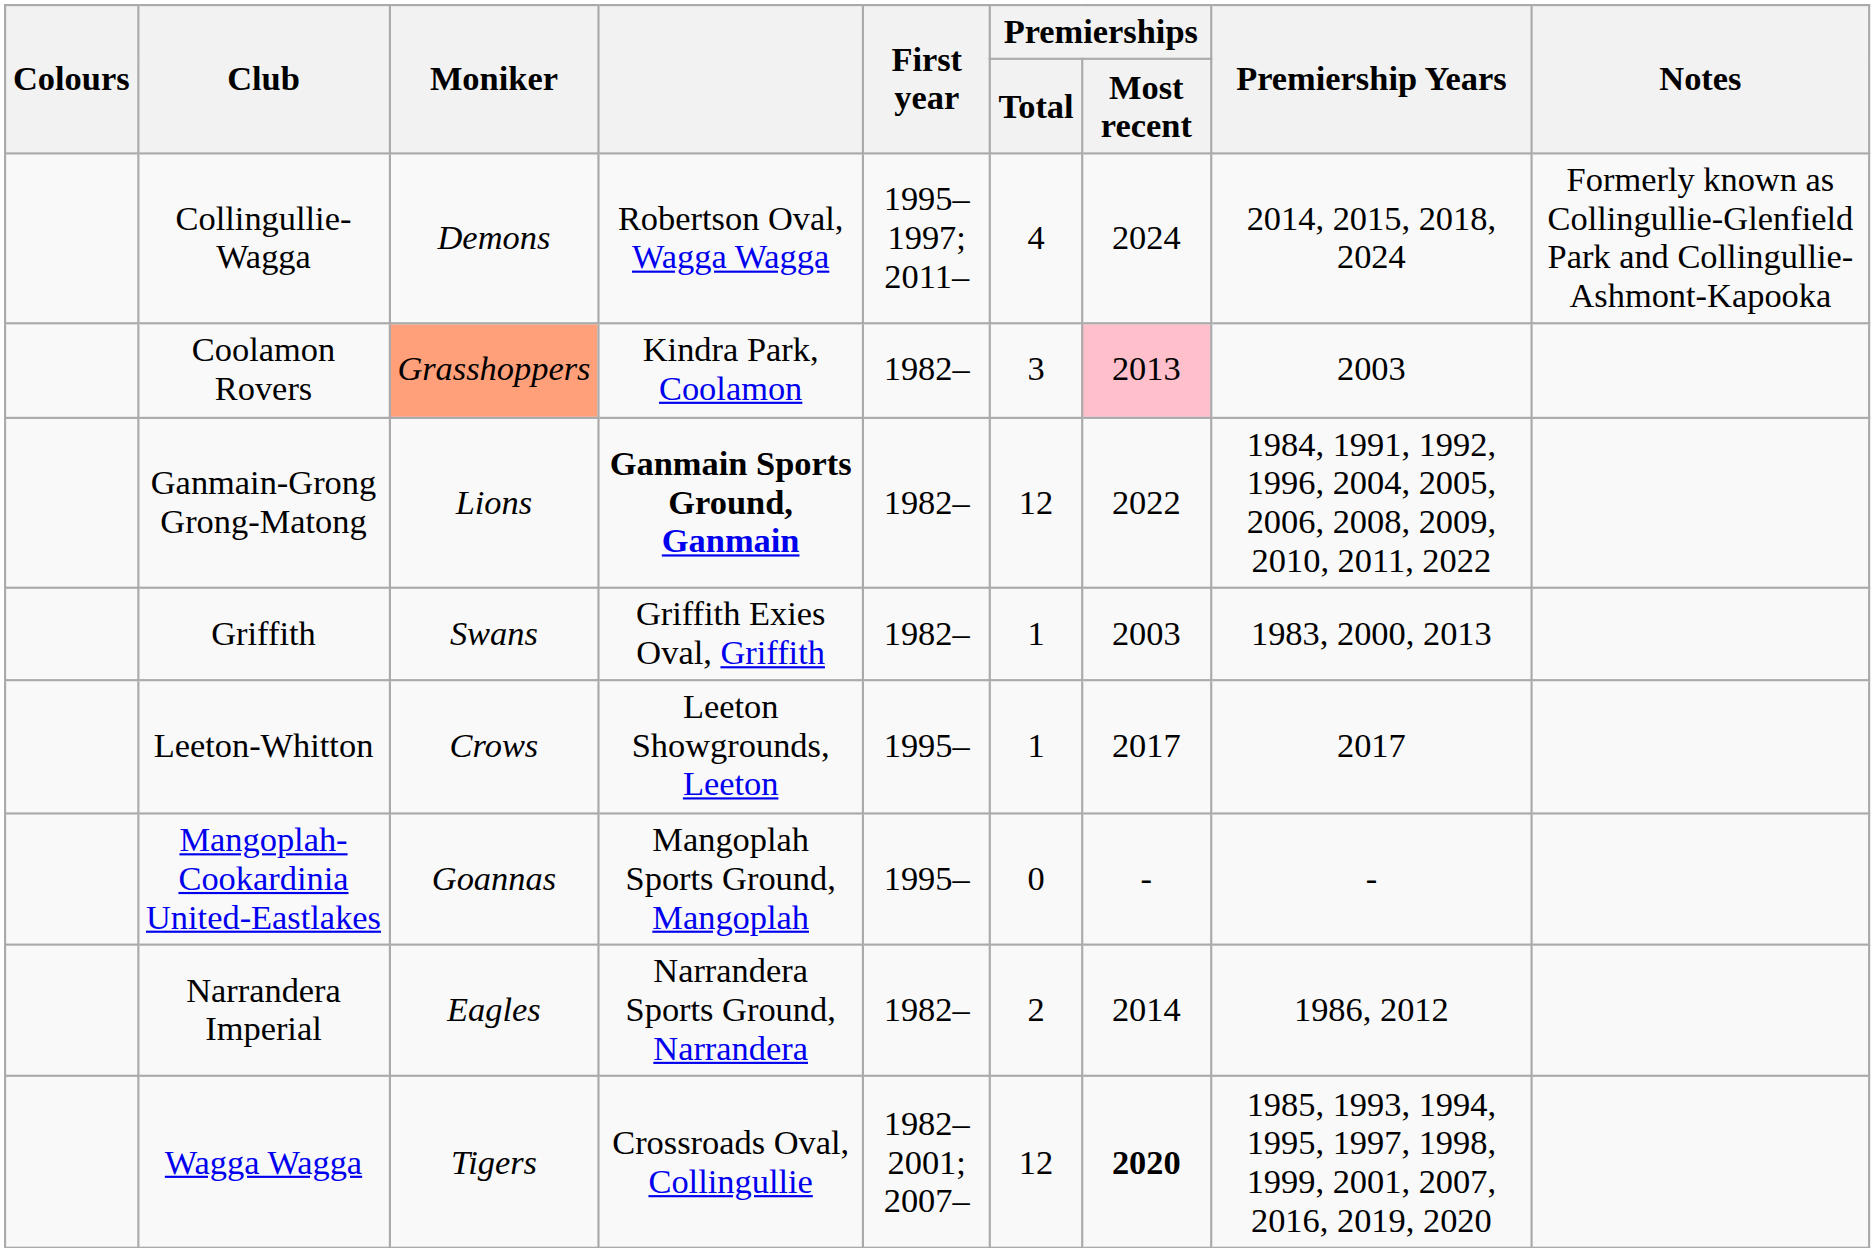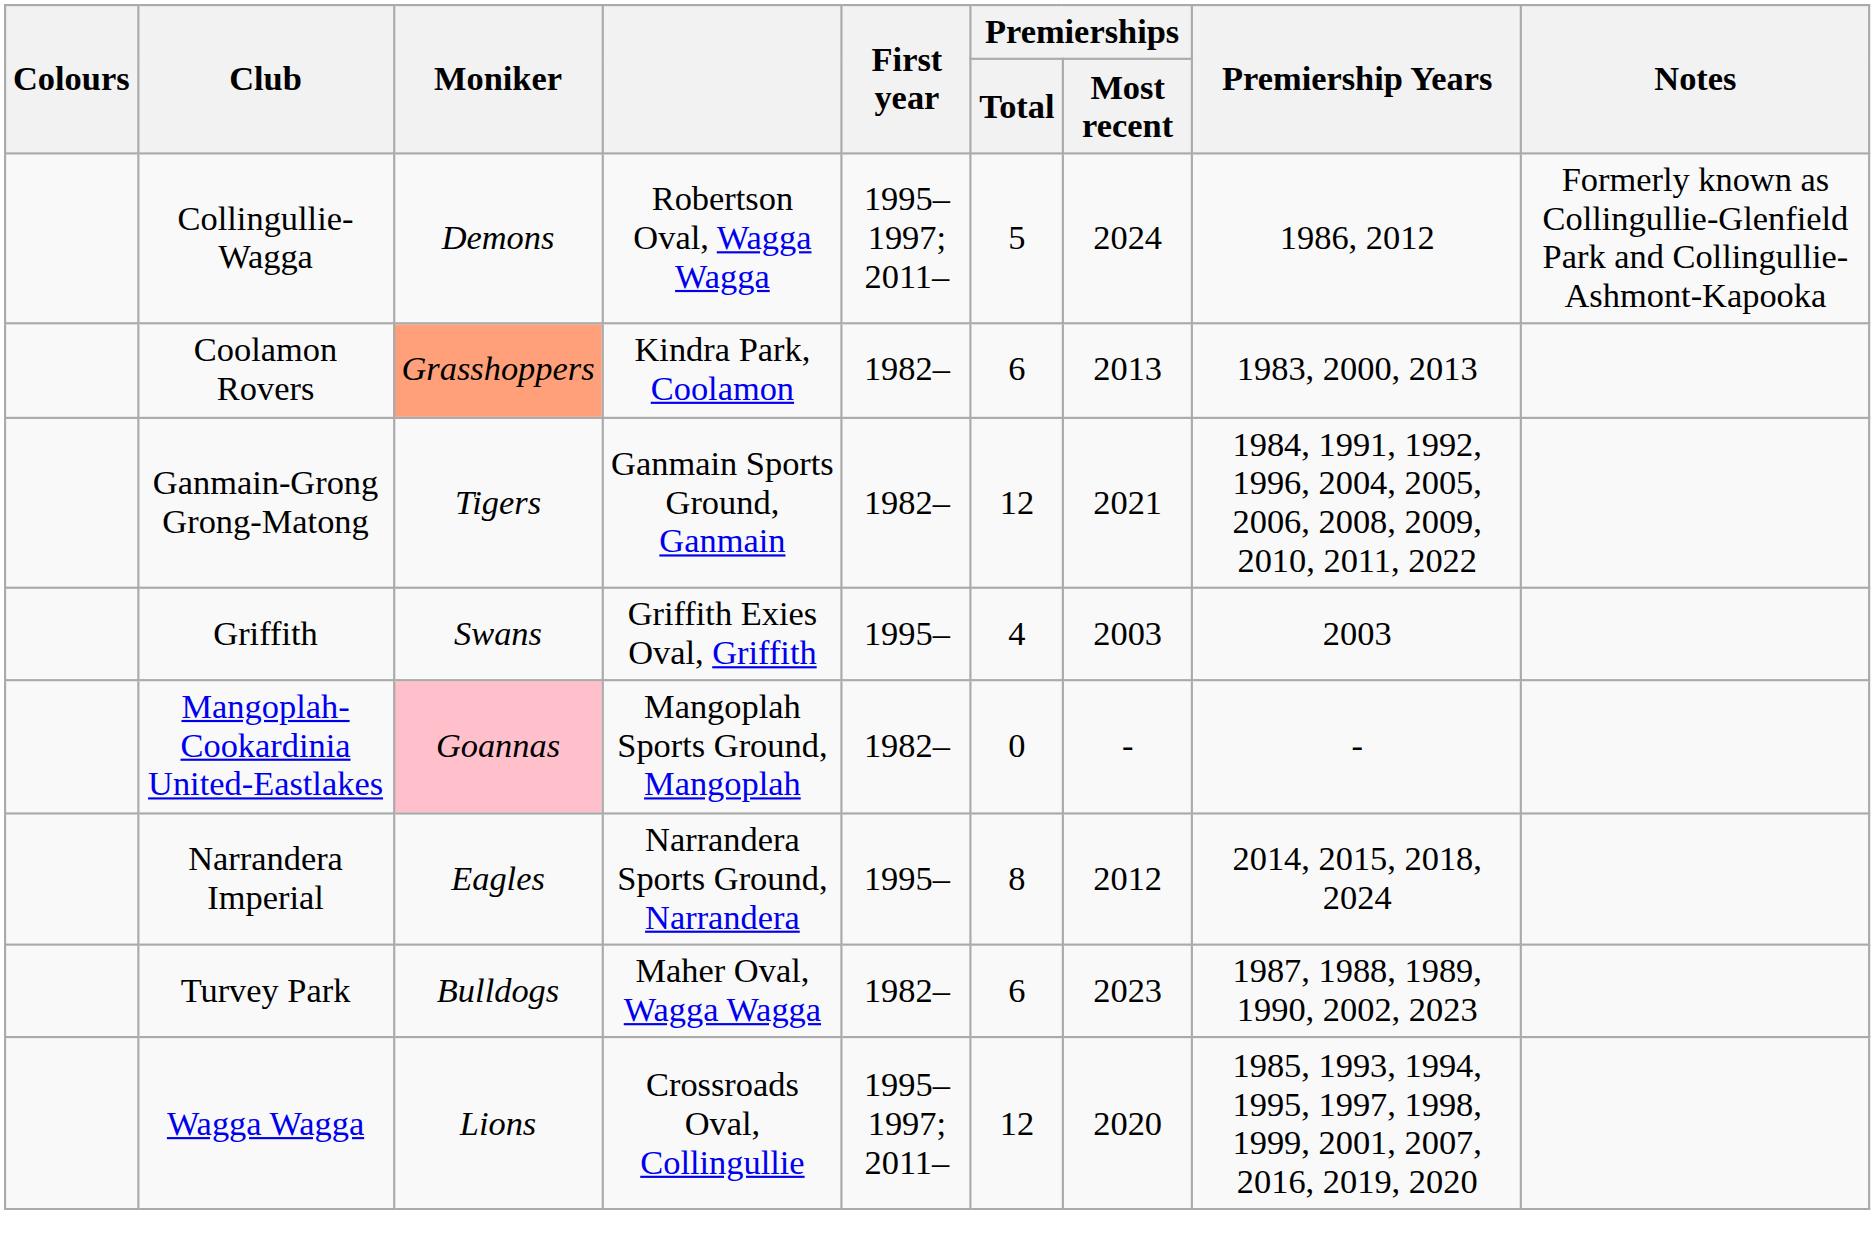(1036, 237) 4 -> (1017, 237) 5
(1371, 237) 2014, 2015, 2018, 2024 -> (1357, 237) 1986, 2012
(1036, 369) 3 -> (1017, 369) 6
(1146, 369) pink background -> (1128, 369) no background
(1371, 369) 2003 -> (1357, 369) 1983, 2000, 2013
(494, 501) Lions -> (498, 501) Tigers
(731, 501) bold -> (722, 501) normal
(1146, 501) 2022 -> (1128, 501) 2021
(927, 633) 1982– -> (907, 633) 1995–
(1036, 633) 1 -> (1017, 633) 4
(1371, 633) 1983, 2000, 2013 -> (1357, 633) 2003
- row: (263, 746)
(494, 878) no background -> (498, 746) pink background
(927, 878) 1995– -> (907, 746) 1982–
(927, 1010) 1982– -> (907, 878) 1995–
(1036, 1010) 2 -> (1017, 878) 8
(1146, 1010) 2014 -> (1128, 878) 2012
(1371, 1010) 1986, 2012 -> (1357, 878) 2014, 2015, 2018, 2024
+ row: (266, 990)
(494, 1161) Tigers -> (498, 1122) Lions
(927, 1161) 1982–2001; 2007– -> (907, 1122) 1995–1997; 2011–
(1146, 1161) bold -> (1128, 1122) normal
